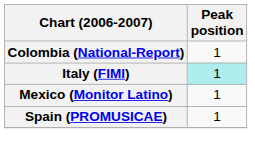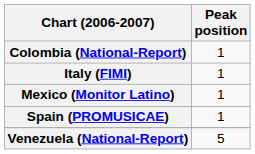(217, 73) paleturquoise background -> (221, 73) no background
+ row: (98, 138)
